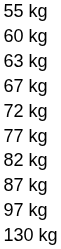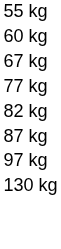- row: (26, 61)
- row: (26, 110)
